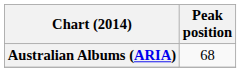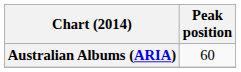(207, 55) 68 -> (207, 55) 60
